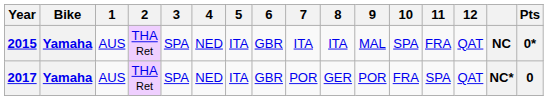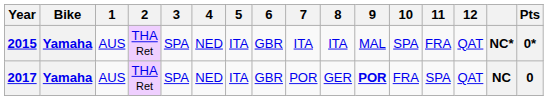(501, 43) NC -> (501, 43) NC*
(372, 78) normal -> (372, 78) bold
(501, 78) NC* -> (501, 78) NC
